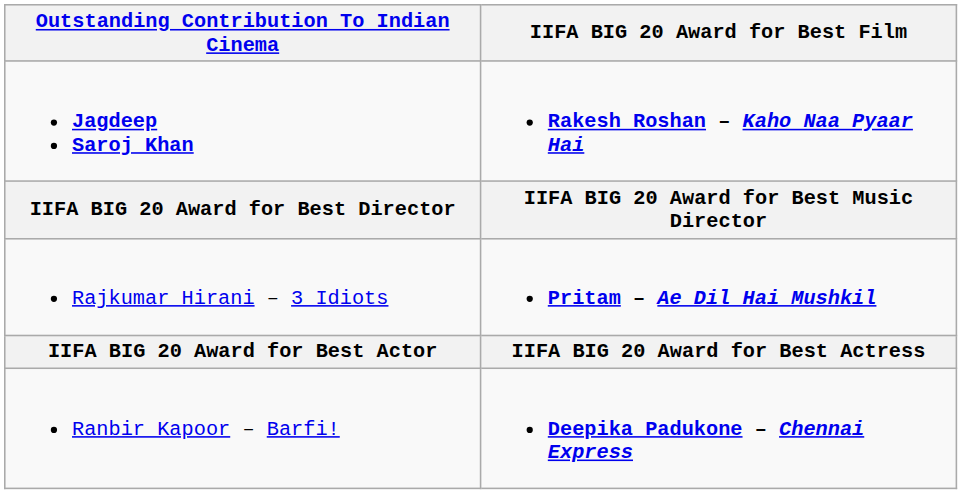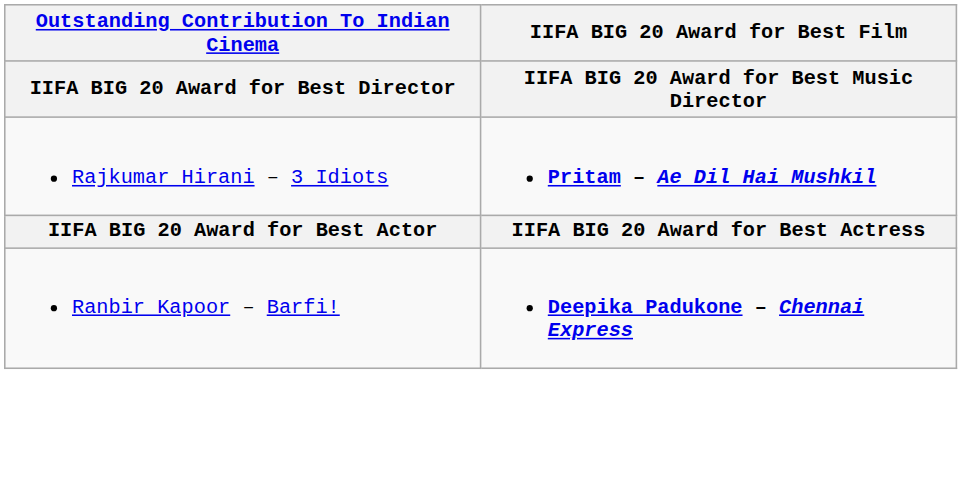- row: (243, 133)
